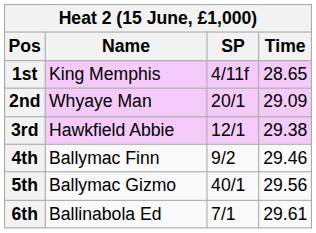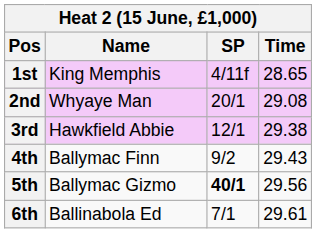(285, 102) 29.09 -> (285, 102) 29.08
(285, 158) 29.46 -> (285, 158) 29.43
(228, 185) normal -> (228, 185) bold
